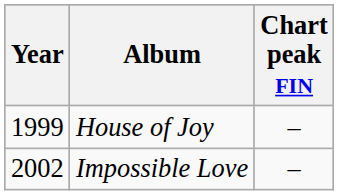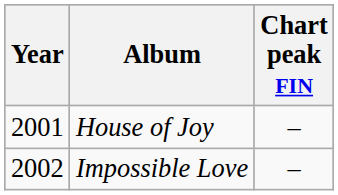(37, 126) 1999 -> (37, 126) 2001
